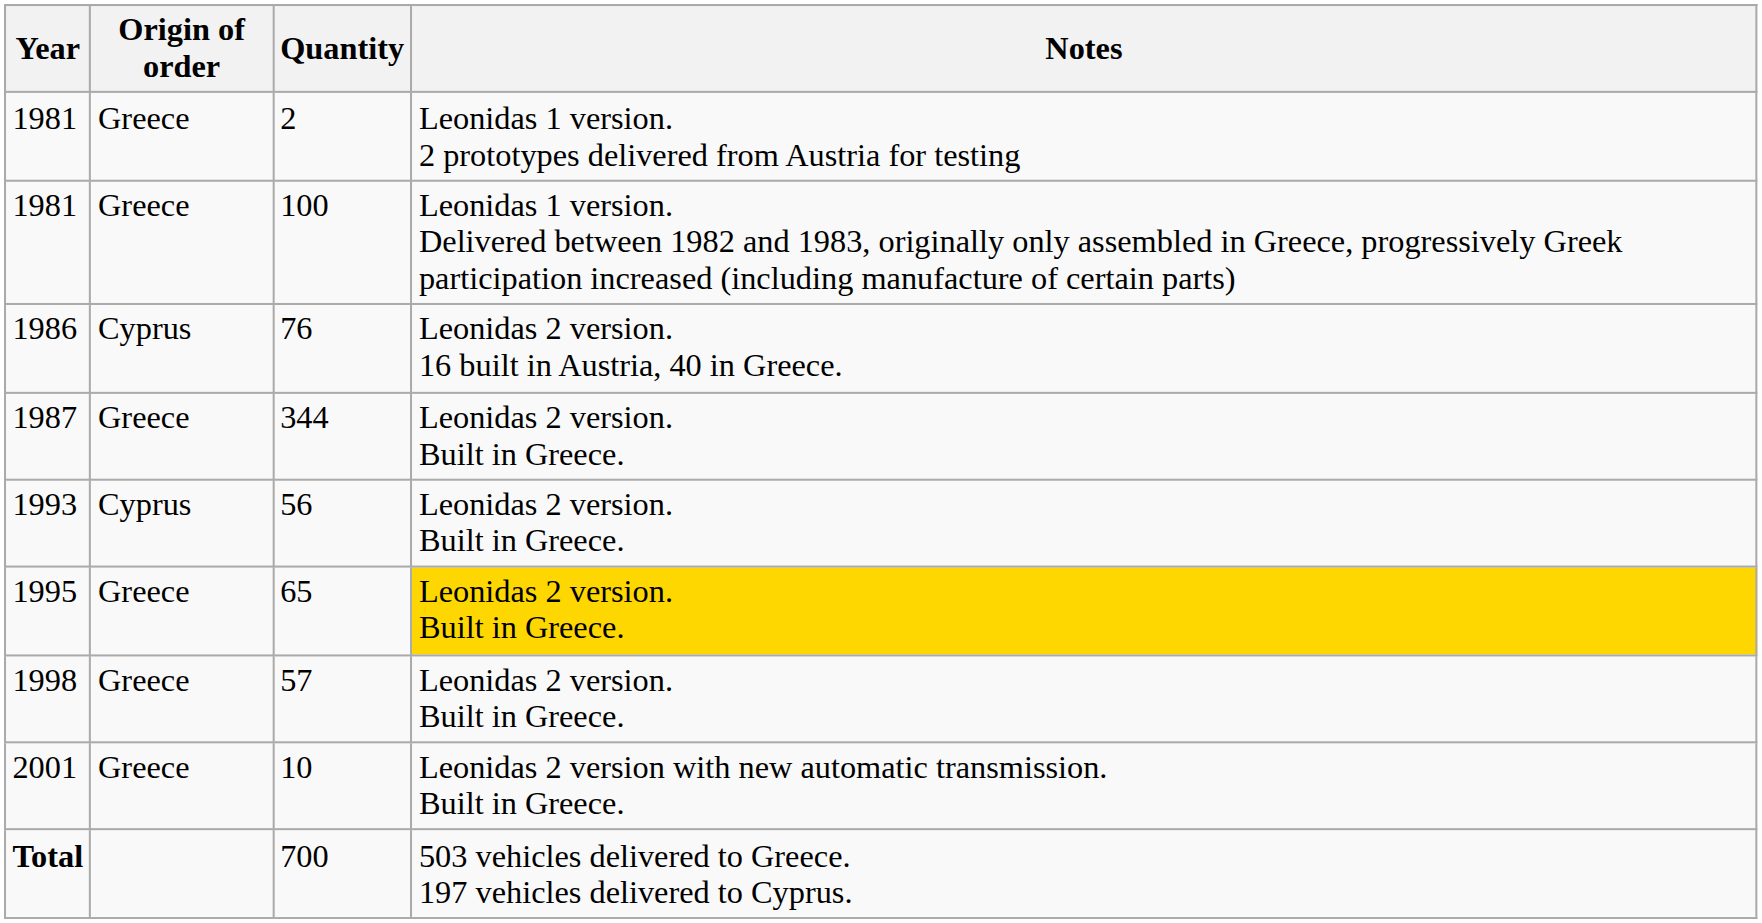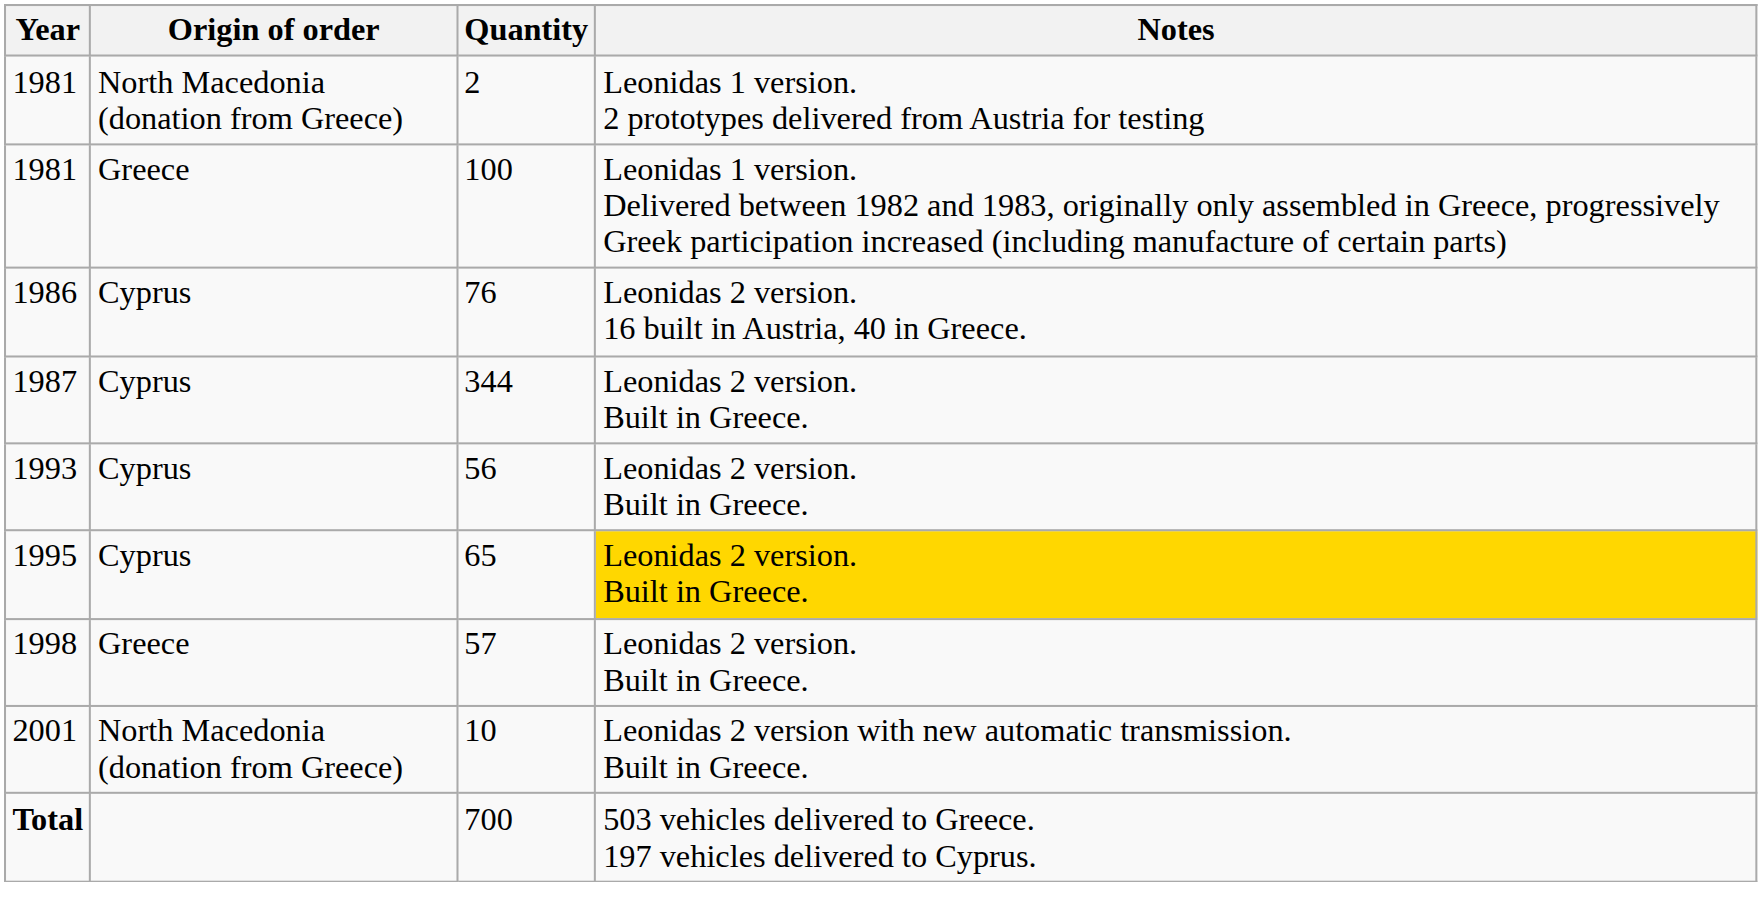(144, 117) Greece -> (251, 99) North Macedonia (donation from Greece)
(144, 416) Greece -> (145, 380) Cyprus
(144, 592) Greece -> (145, 555) Cyprus
(144, 767) Greece -> (251, 749) North Macedonia (donation from Greece)
